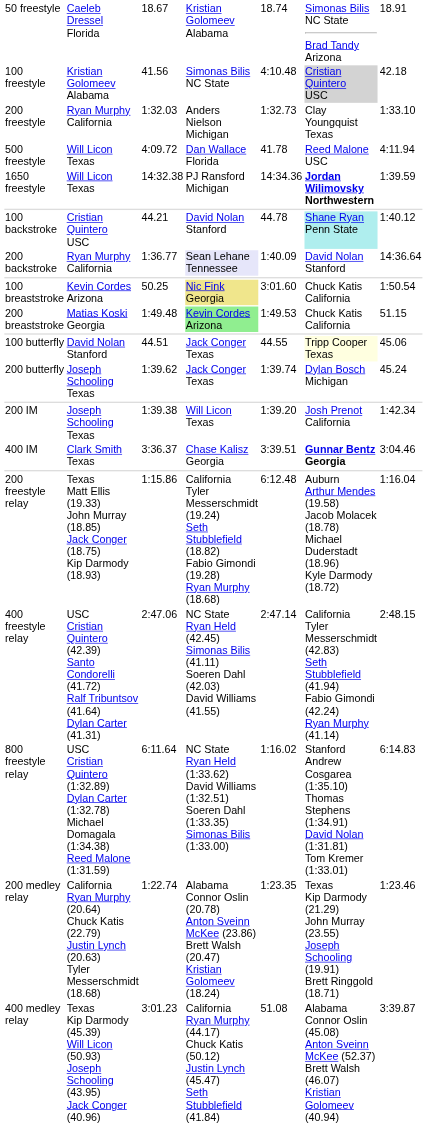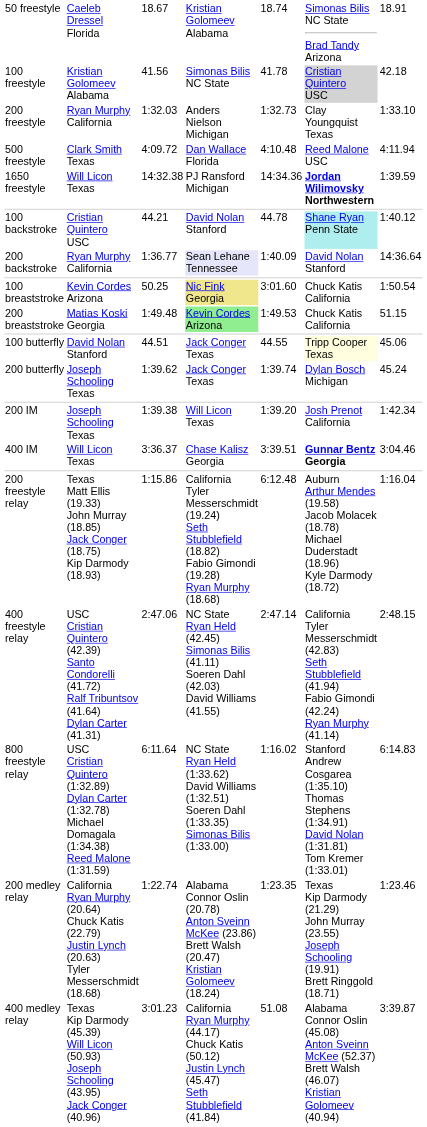(278, 72) 4:10.48 -> (274, 72) 41.78
(90, 155) Will Licon Texas -> (94, 155) Clark Smith Texas
(274, 149) 41.78 -> (278, 149) 4:10.48
(94, 456) Clark Smith Texas -> (90, 456) Will Licon Texas
